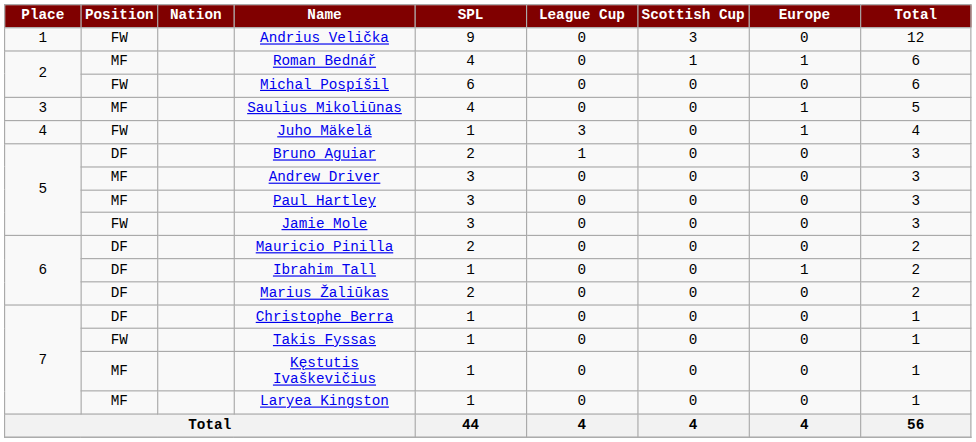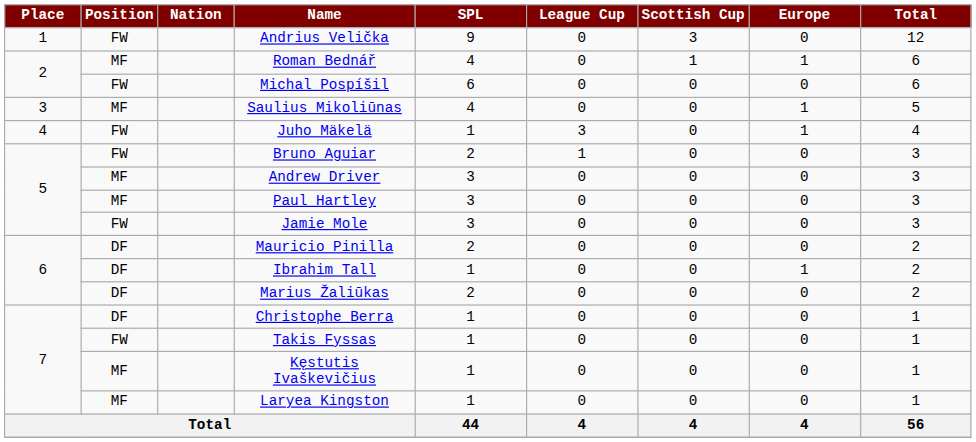(119, 155) DF -> (119, 155) FW
